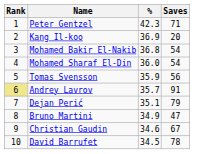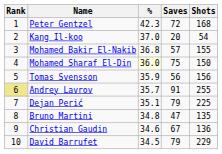+ column: (204, 11)
(175, 24) 71 -> (175, 24) 72
(150, 37) 36.9 -> (150, 37) 37.0
(175, 50) 54 -> (175, 50) 57
(150, 63) no background -> (150, 63) lightyellow background
(175, 63) 54 -> (175, 63) 75
(150, 116) 34.9 -> (150, 116) 34.8
(175, 142) 78 -> (175, 142) 79
